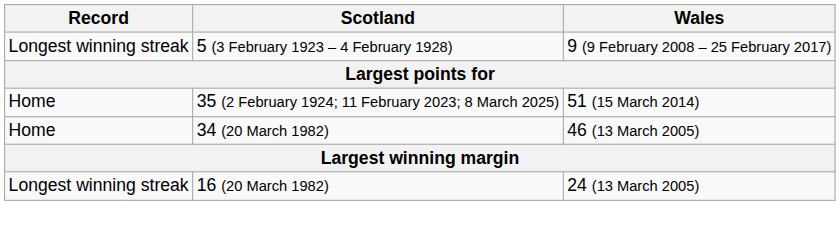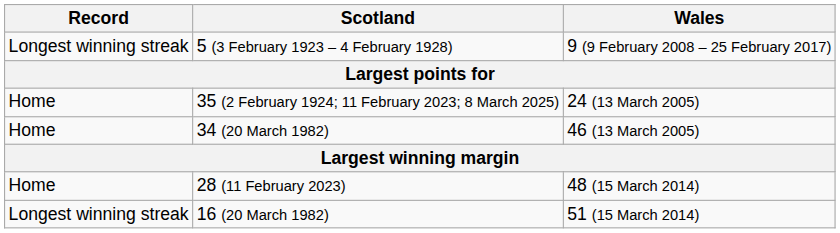(633, 102) 51 (15 March 2014) -> (633, 102) 24 (13 March 2005)
+ row: (271, 185)
(633, 185) 24 (13 March 2005) -> (633, 213) 51 (15 March 2014)
